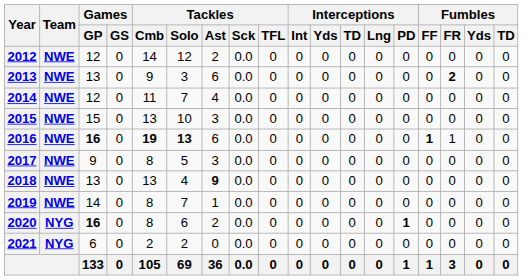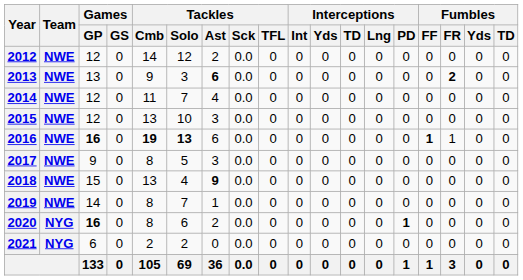(215, 77) normal -> (215, 77) bold
(93, 118) 15 -> (93, 118) 12
(93, 181) 13 -> (93, 181) 15
